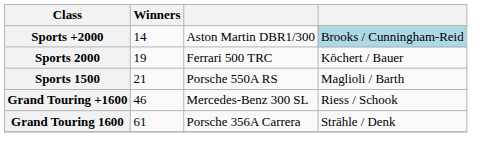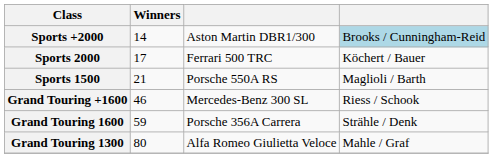(140, 57) 19 -> (140, 57) 17
(140, 121) 61 -> (140, 121) 59
+ row: (67, 143)
